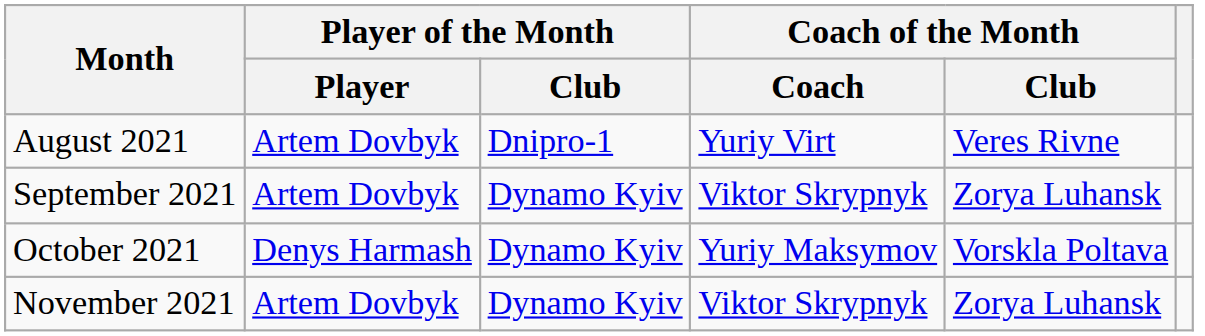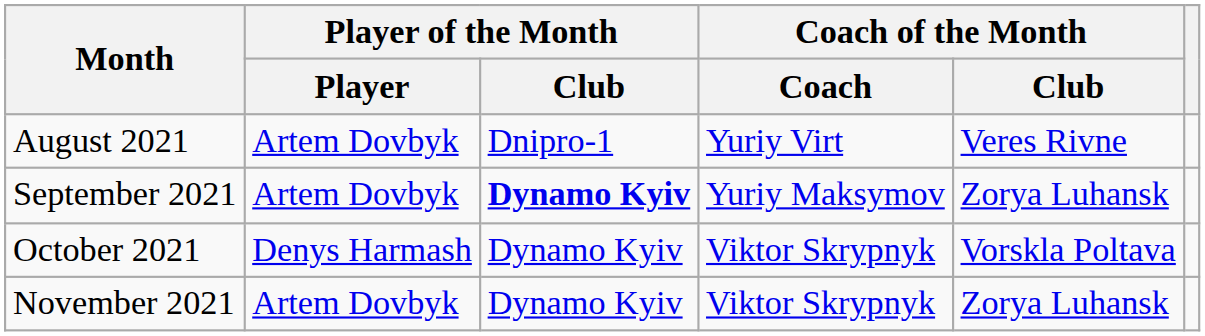(585, 194) normal -> (589, 194) bold
(813, 194) Viktor Skrypnyk -> (825, 194) Yuriy Maksymov
(818, 248) Yuriy Maksymov -> (821, 248) Viktor Skrypnyk
